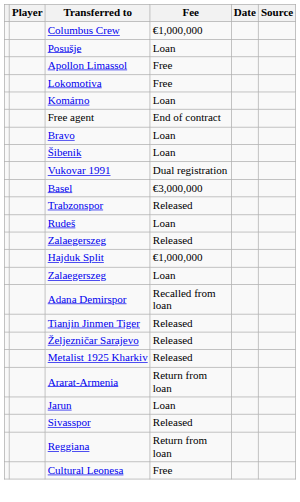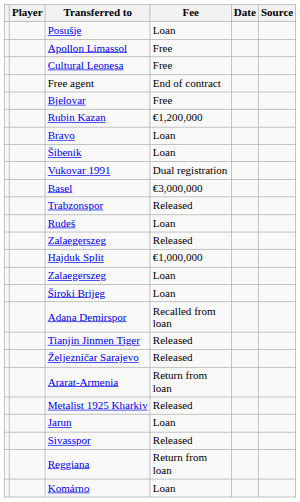- row: (84, 30)
- row: (75, 83)
rows swapped: (86, 470) <-> (69, 100)
+ row: (67, 100)
+ row: (77, 118)
+ row: (76, 293)
rows swapped: (83, 382) <-> (98, 358)
